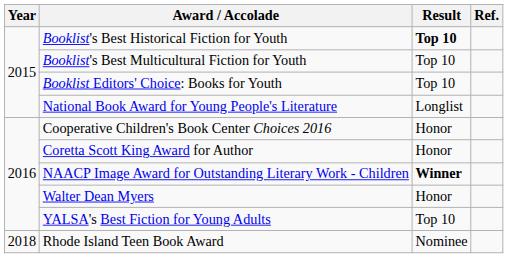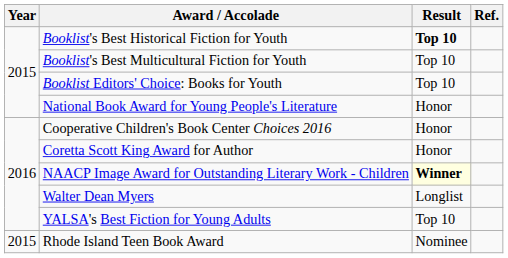(439, 106) Longlist -> (434, 106) Honor
(439, 173) no background -> (439, 173) lightyellow background
(434, 196) Honor -> (439, 196) Longlist
(22, 241) 2018 -> (22, 241) 2015
